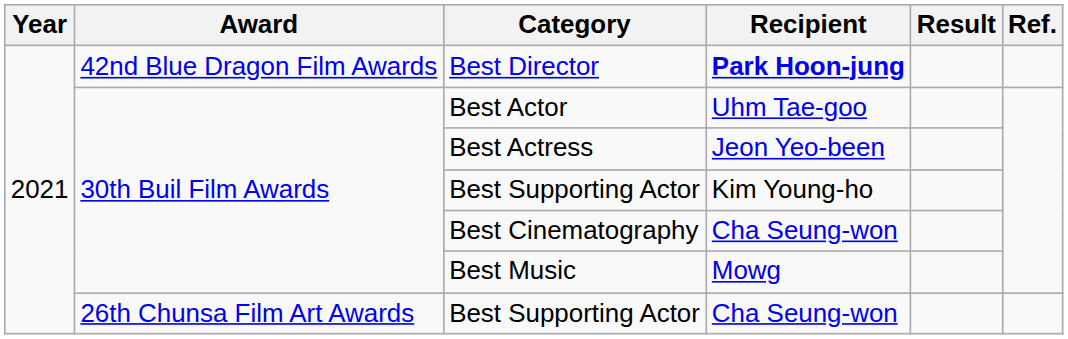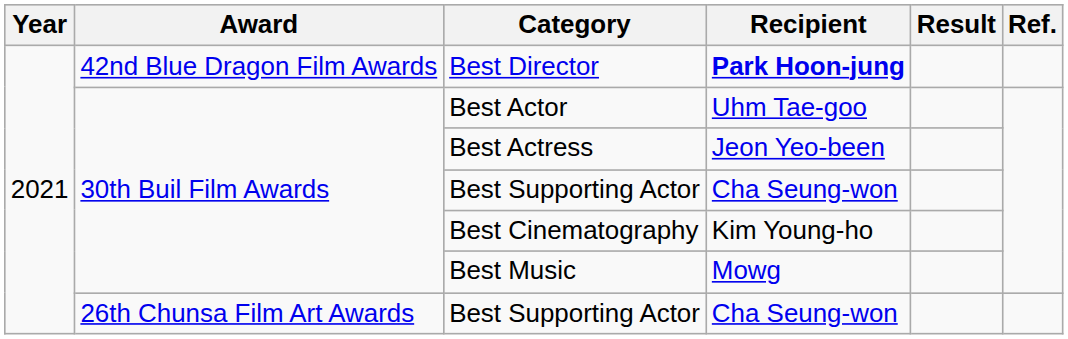(793, 189) Kim Young-ho -> (805, 189) Cha Seung-won
(805, 230) Cha Seung-won -> (793, 230) Kim Young-ho
